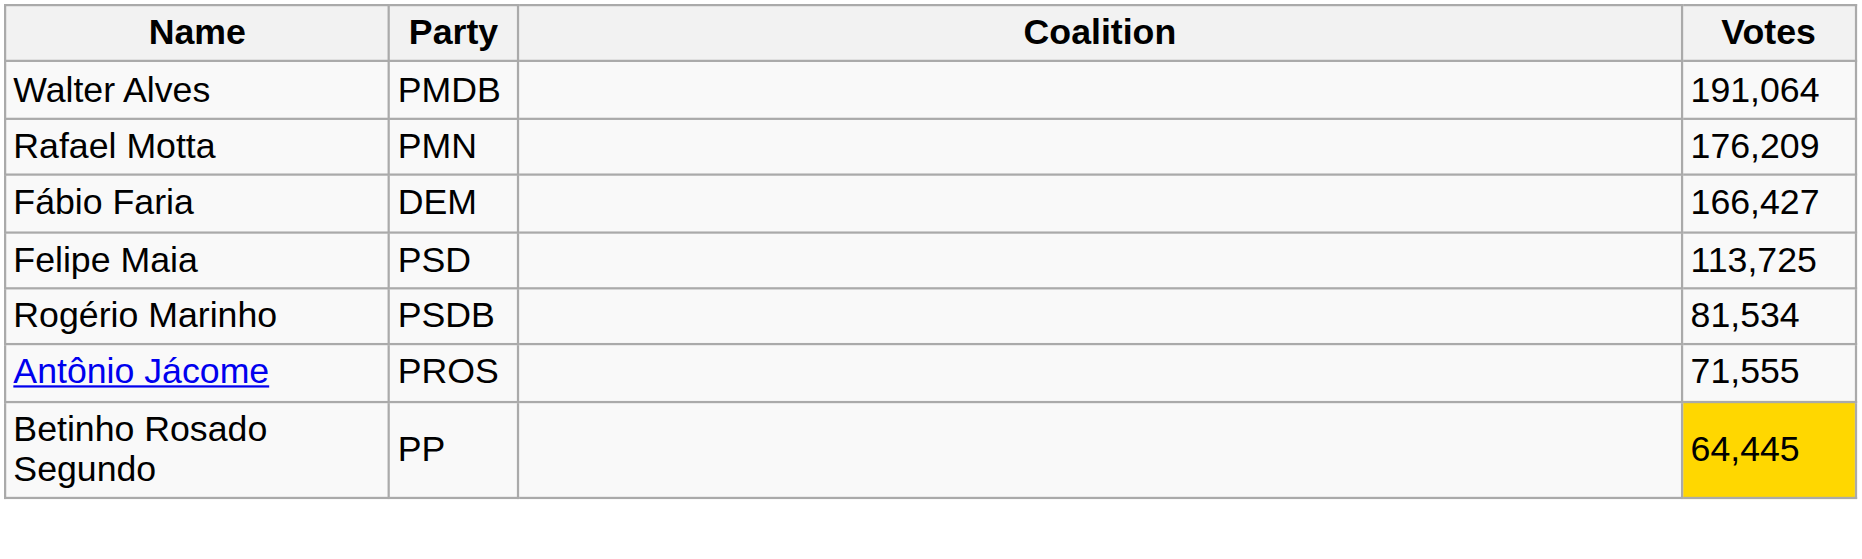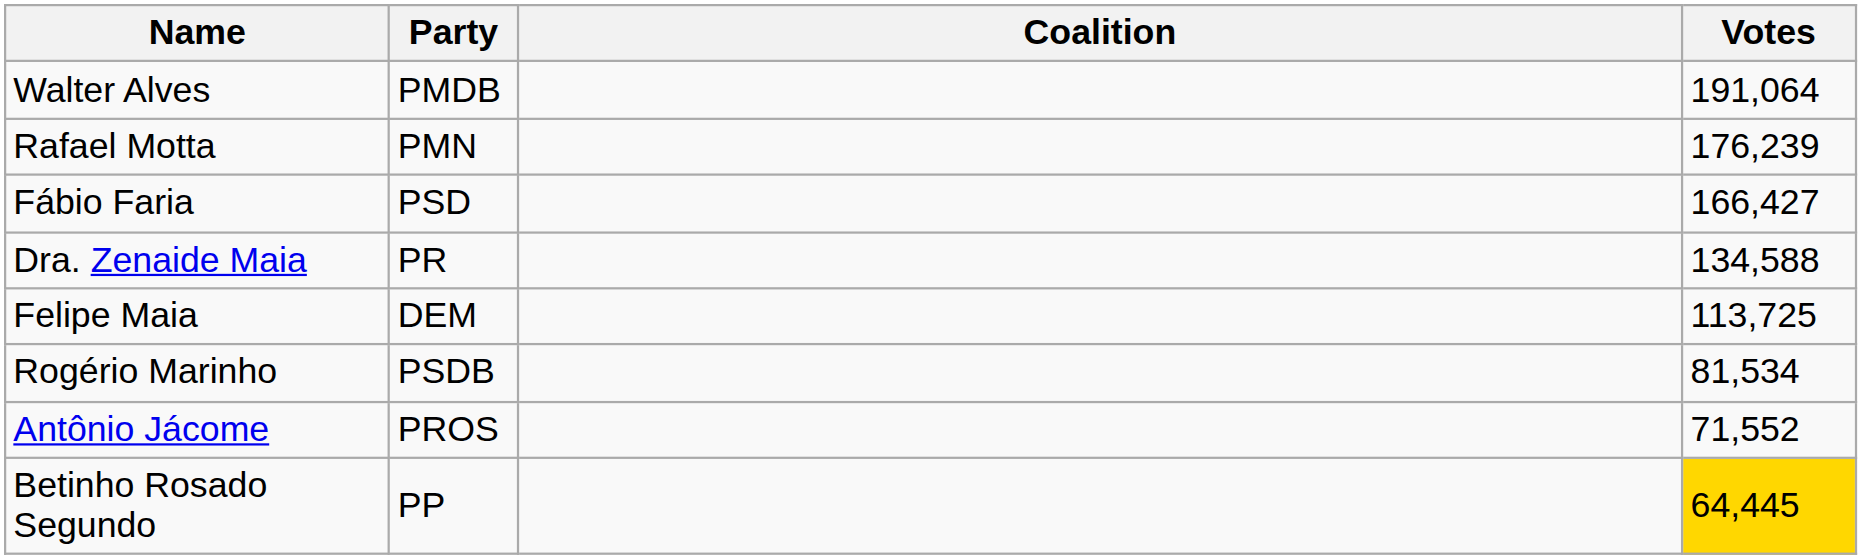(1755, 145) 176,209 -> (1755, 145) 176,239
(437, 202) DEM -> (434, 202) PSD
+ row: (160, 259)
(434, 259) PSD -> (437, 315) DEM
(1745, 372) 71,555 -> (1745, 428) 71,552
